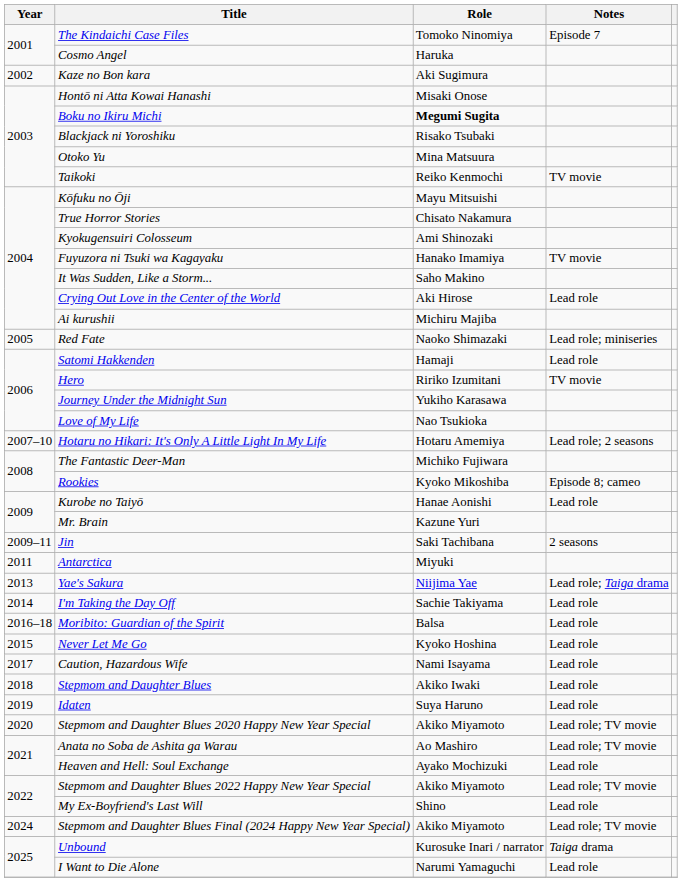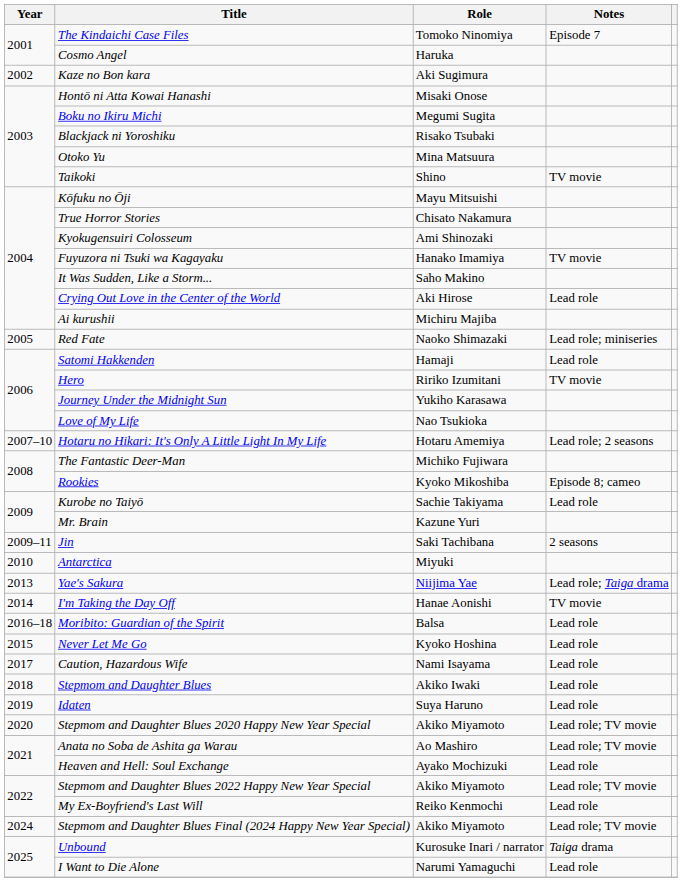(458, 116) bold -> (455, 116) normal
(459, 177) Reiko Kenmochi -> (431, 177) Shino
(454, 501) Hanae Aonishi -> (459, 501) Sachie Takiyama
(20, 562) 2011 -> (20, 562) 2010
(459, 603) Sachie Takiyama -> (454, 603) Hanae Aonishi
(574, 603) Lead role -> (575, 603) TV movie
(431, 806) Shino -> (459, 806) Reiko Kenmochi
